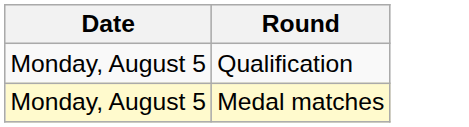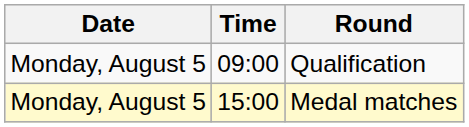+ column: (248, 24)
